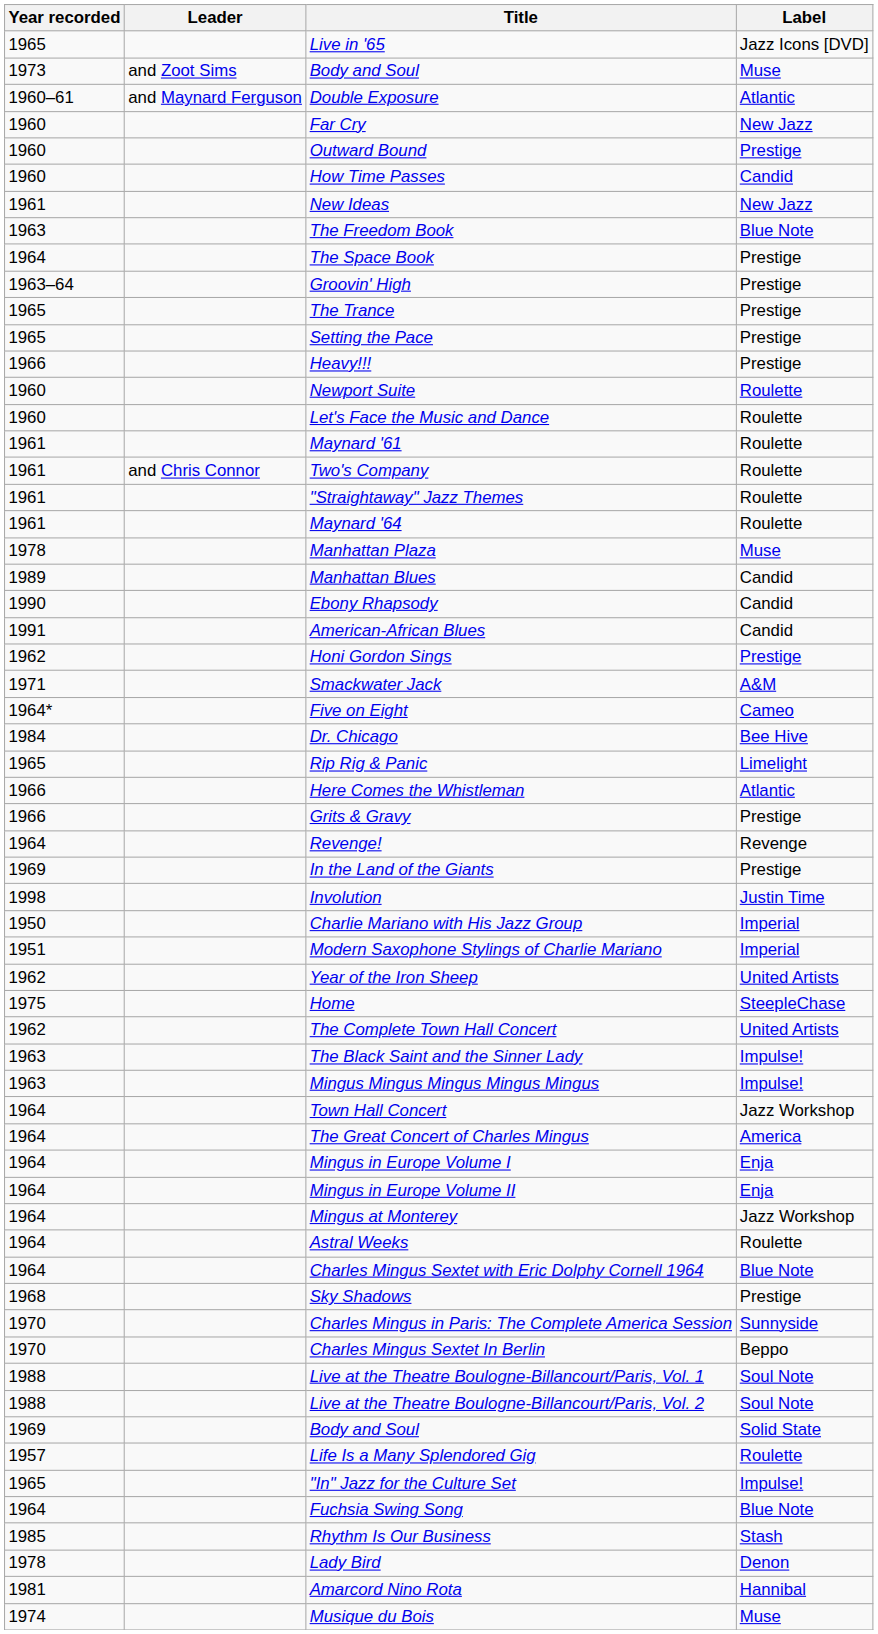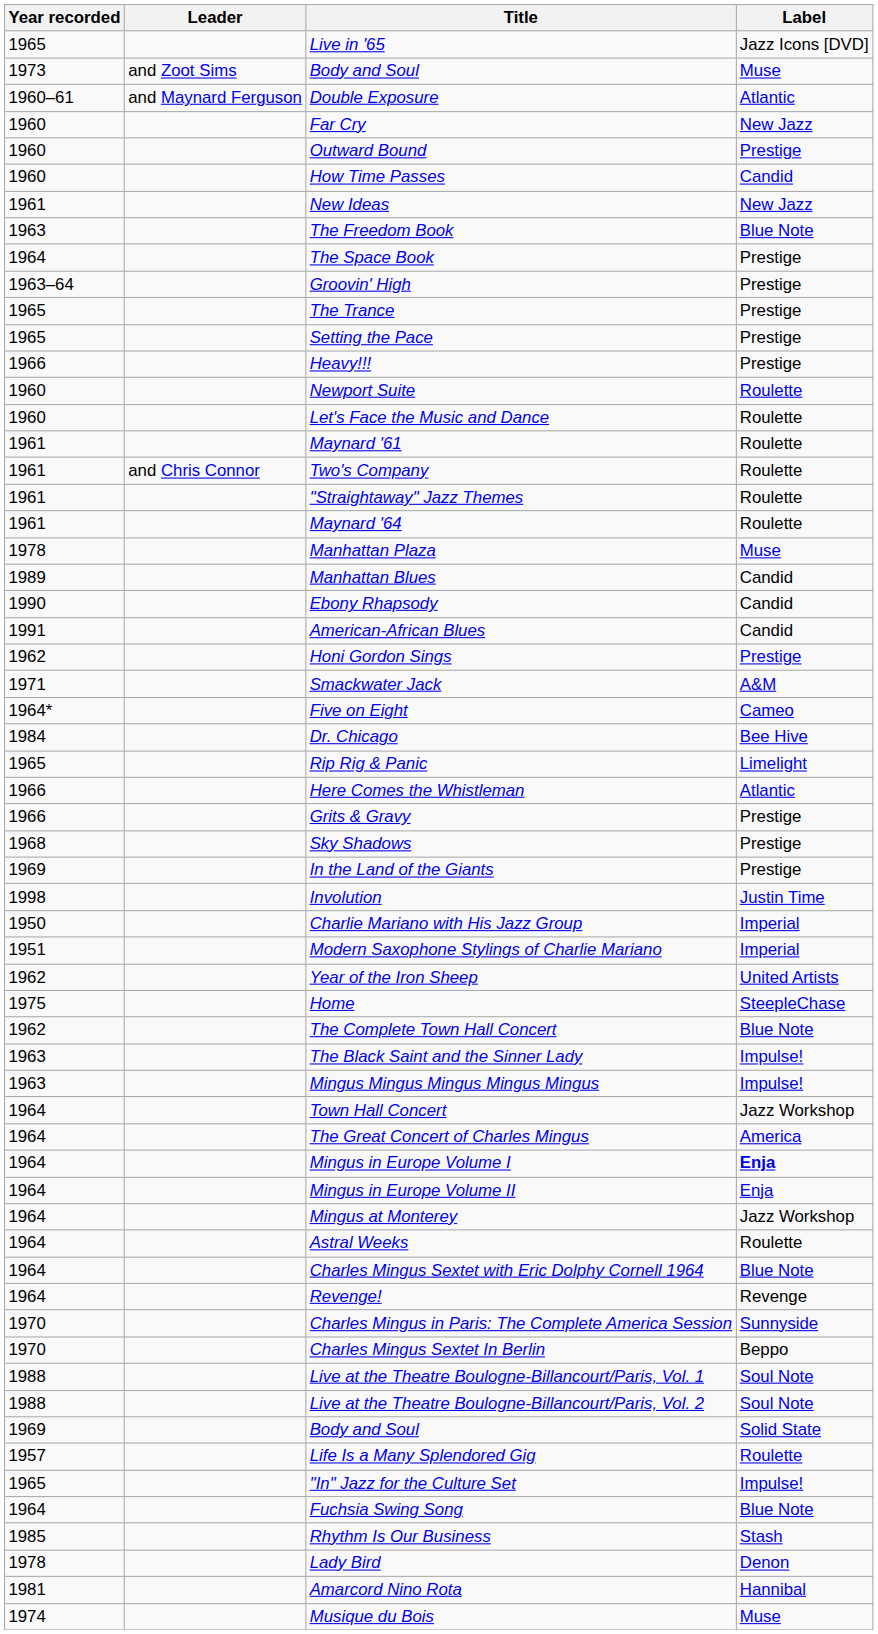rows swapped: (27, 1296) <-> (27, 843)
(789, 1030) United Artists -> (777, 1030) Blue Note
(757, 1163) normal -> (757, 1163) bold
